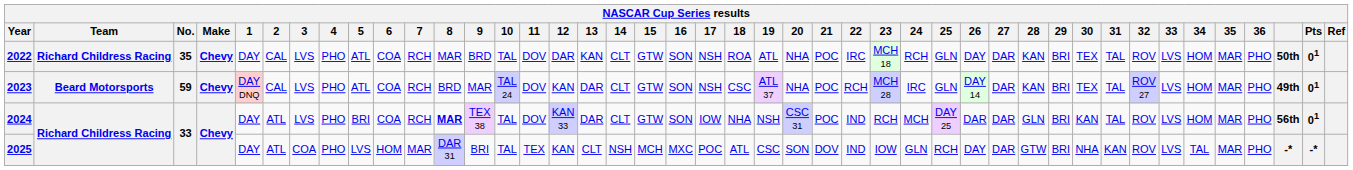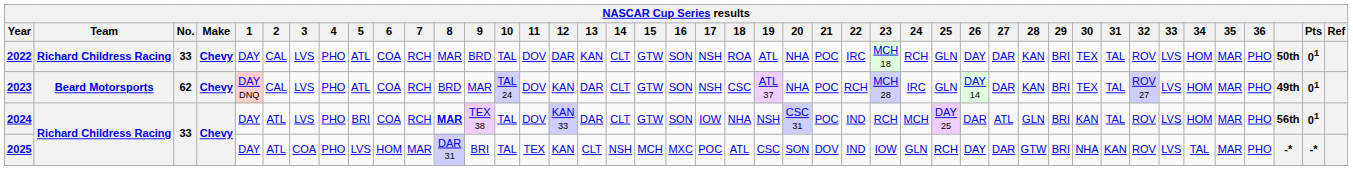(186, 56) 35 -> (186, 56) 33
(186, 87) 59 -> (186, 87) 62
(1004, 119) DAR -> (1004, 119) ATL
